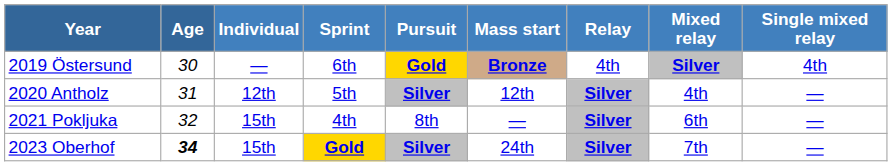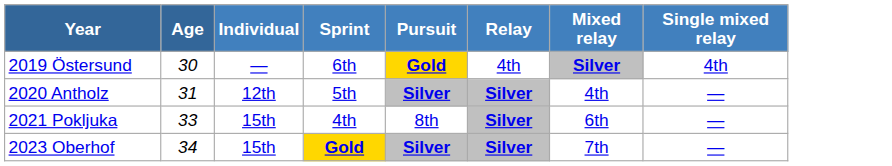- column: (517, 28)
(188, 120) 32 -> (188, 120) 33
(188, 148) bold -> (188, 148) normal
